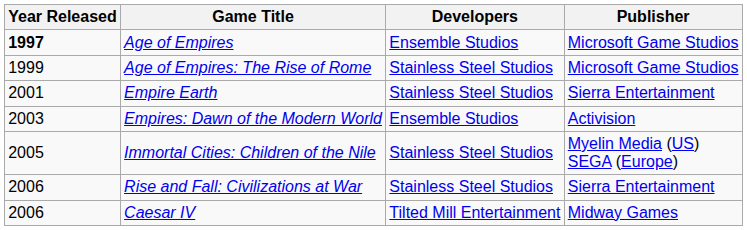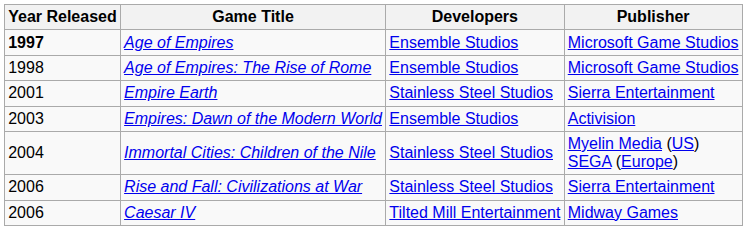(26, 67) 1999 -> (26, 67) 1998
(471, 67) Stainless Steel Studios -> (454, 67) Ensemble Studios
(26, 153) 2005 -> (26, 153) 2004
